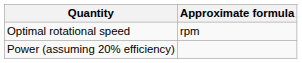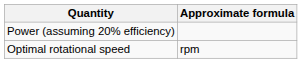rows swapped: (91, 49) <-> (69, 31)
